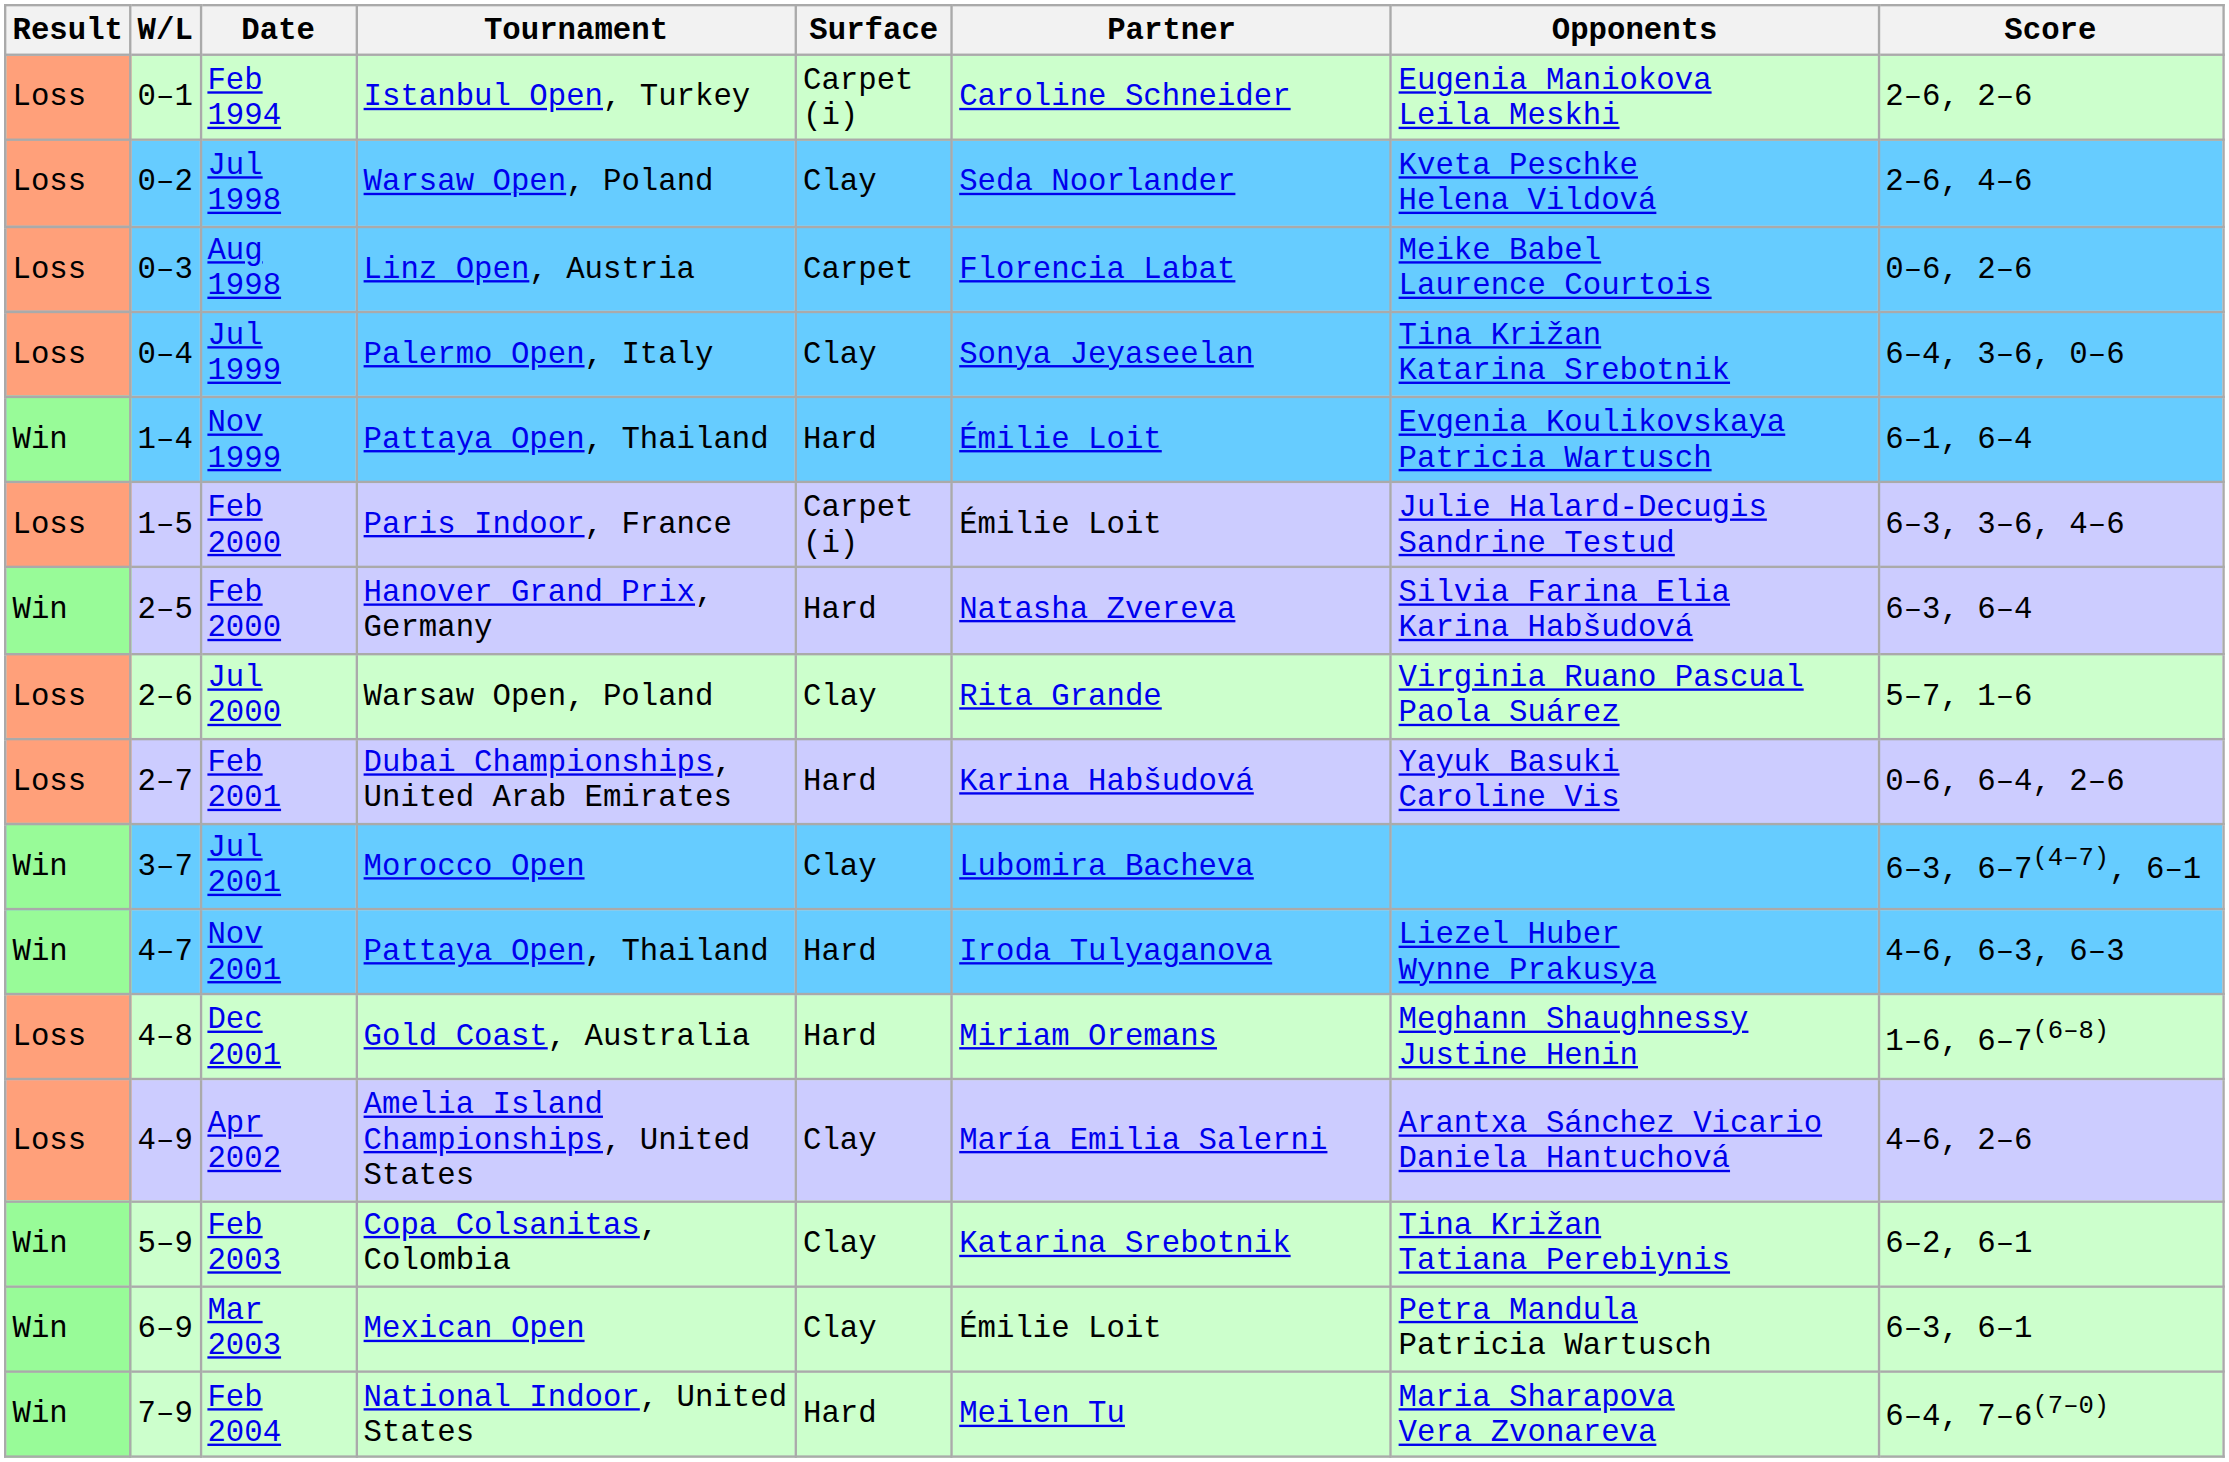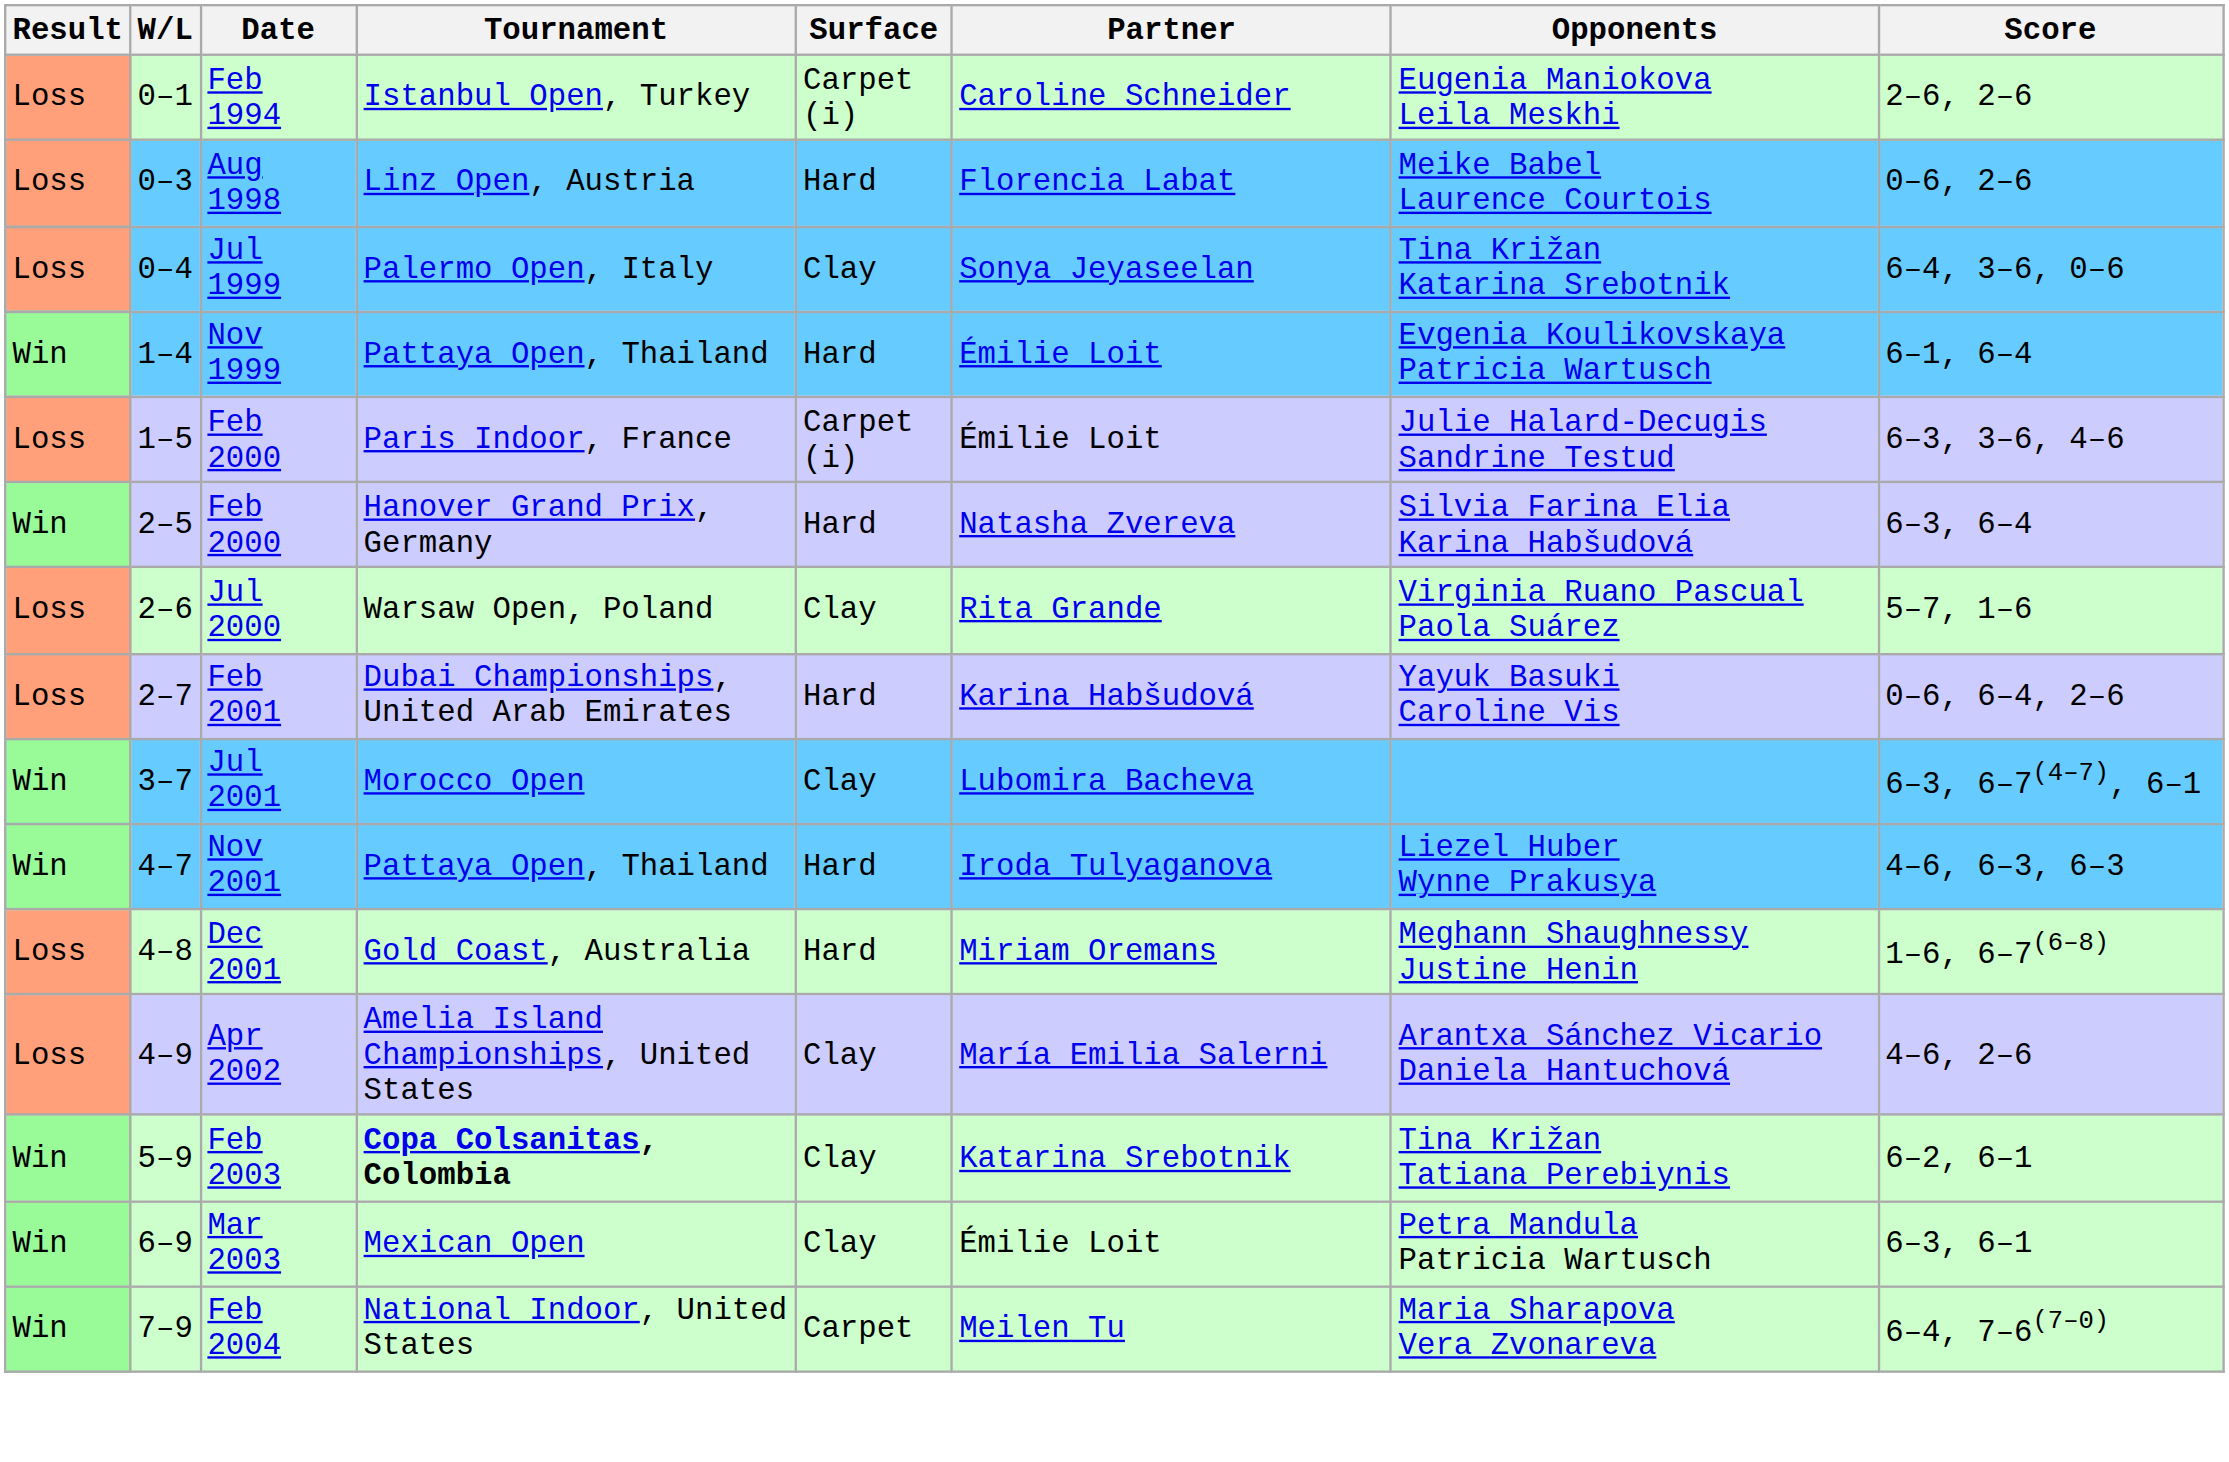- row: (165, 183)
(858, 269) Carpet -> (840, 183) Hard
(511, 1244) normal -> (511, 1158) bold
(840, 1414) Hard -> (858, 1329) Carpet
